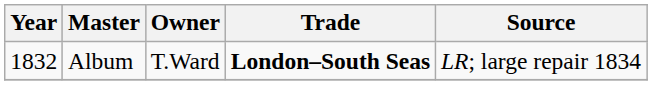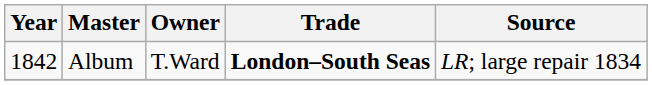(34, 60) 1832 -> (34, 60) 1842
